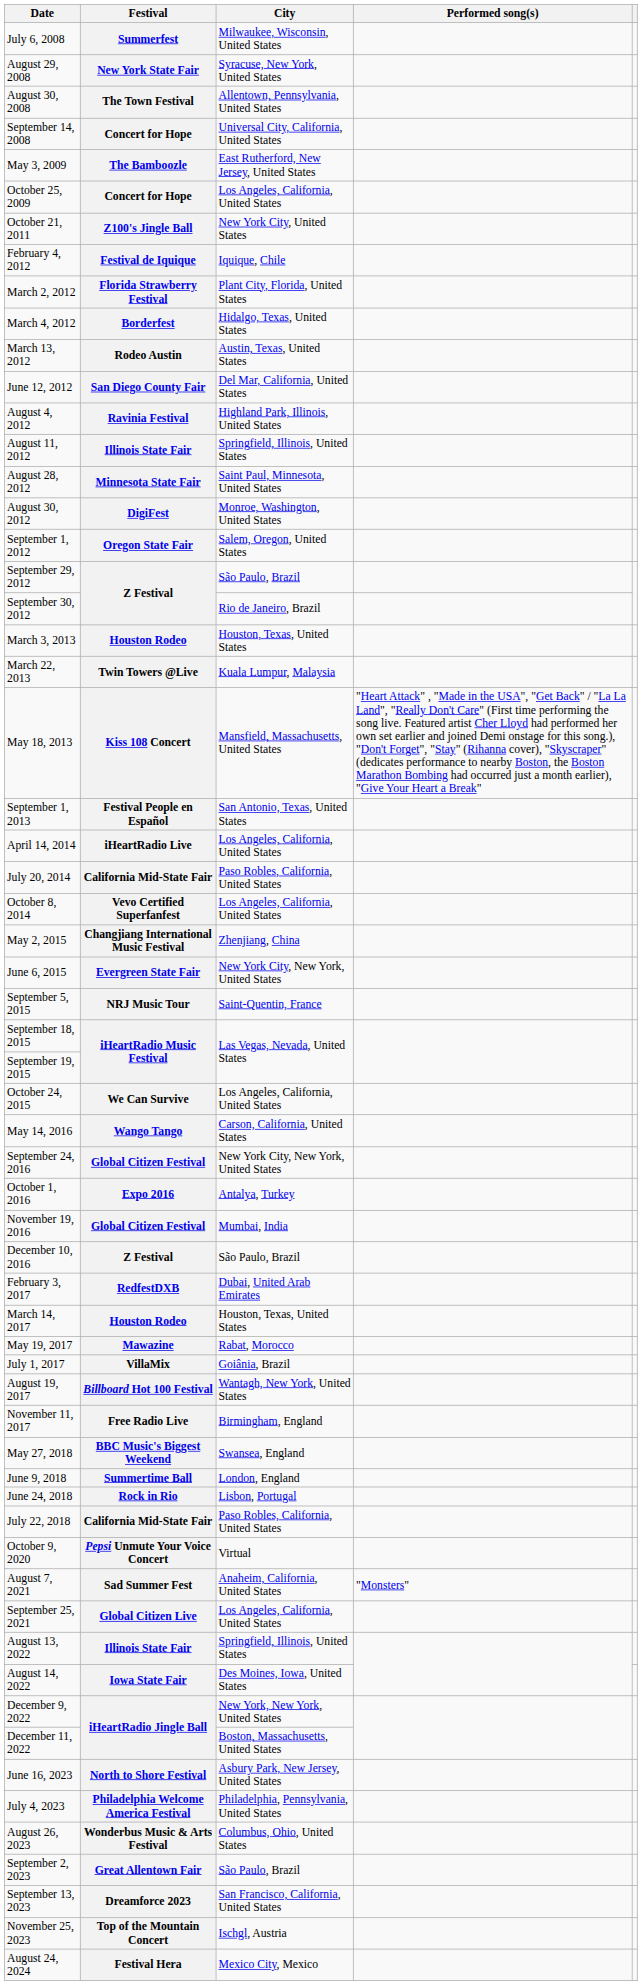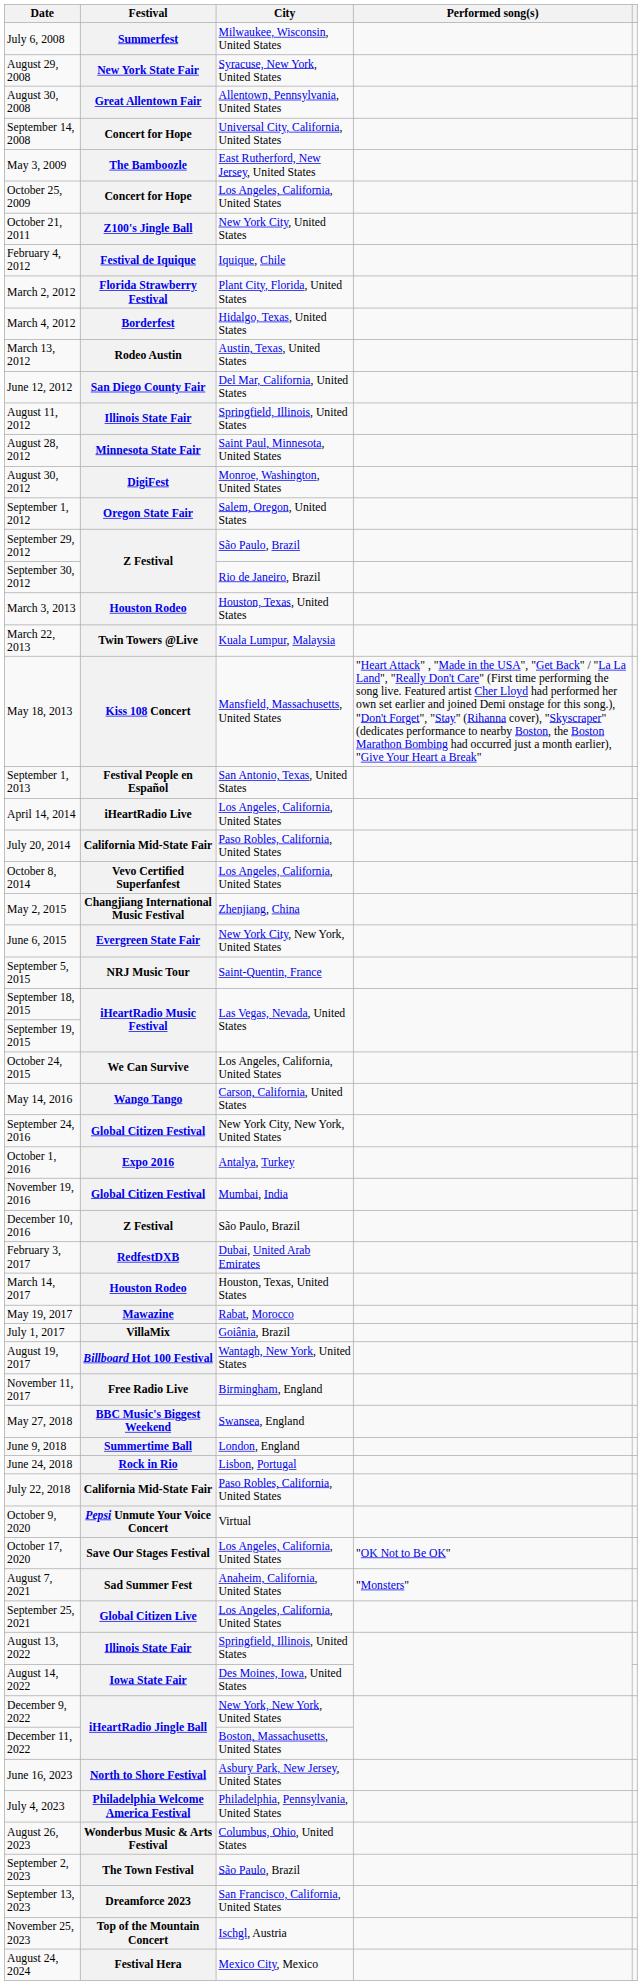(148, 102) The Town Festival -> (148, 102) Great Allentown Fair
- row: (30, 418)
+ row: (35, 1553)
(148, 1869) Great Allentown Fair -> (148, 1869) The Town Festival
